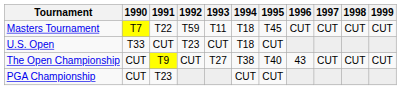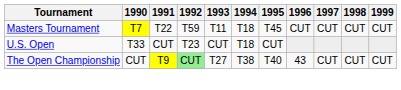(191, 61) no background -> (191, 61) lightgreen background
- row: (51, 77)
